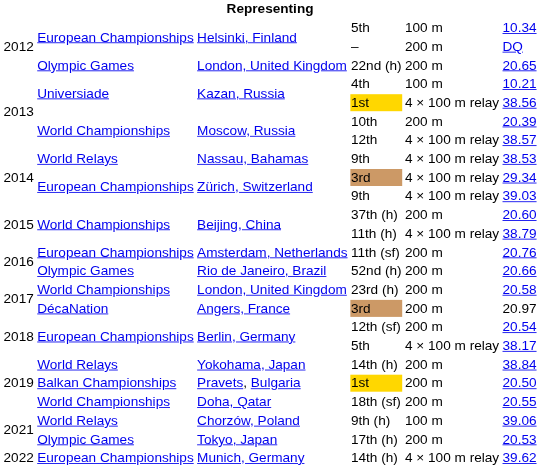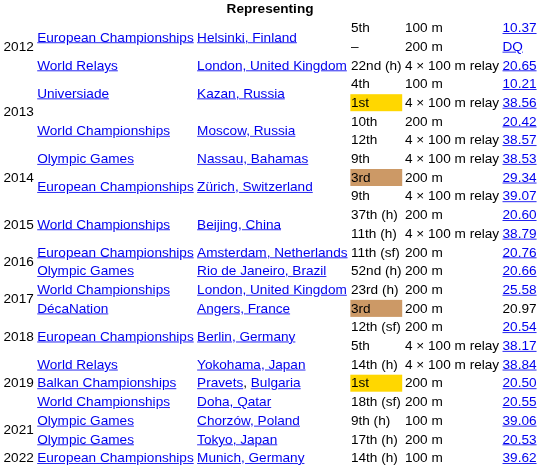(520, 27) 10.34 -> (520, 27) 10.37
(86, 65) Olympic Games -> (78, 65) World Relays
(424, 65) 200 m -> (452, 65) 4 × 100 m relay
(520, 121) 20.39 -> (520, 121) 20.42
(78, 158) World Relays -> (86, 158) Olympic Games
(452, 177) 4 × 100 m relay -> (424, 177) 200 m
(520, 196) 39.03 -> (520, 196) 39.07
(520, 289) 20.58 -> (520, 289) 25.58
(424, 364) 200 m -> (452, 364) 4 × 100 m relay
(78, 420) World Relays -> (86, 420) Olympic Games
(452, 458) 4 × 100 m relay -> (424, 458) 100 m
